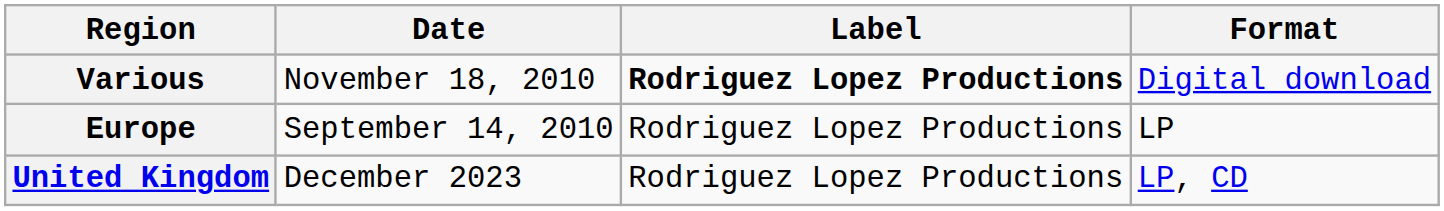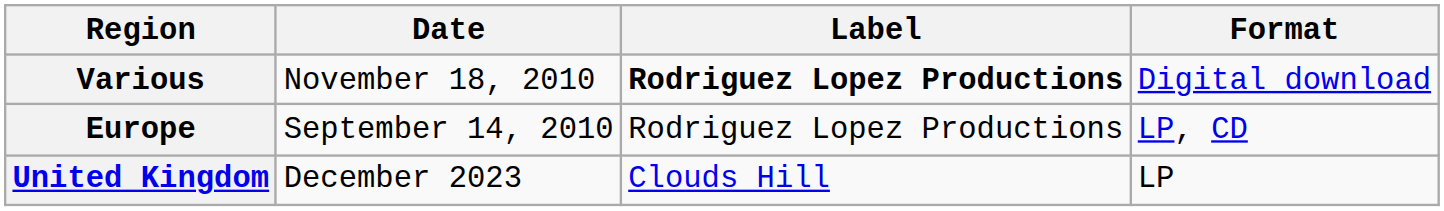(1156, 130) LP -> (1193, 130) LP, CD
(876, 179) Rodriguez Lopez Productions -> (729, 179) Clouds Hill
(1193, 179) LP, CD -> (1156, 179) LP
